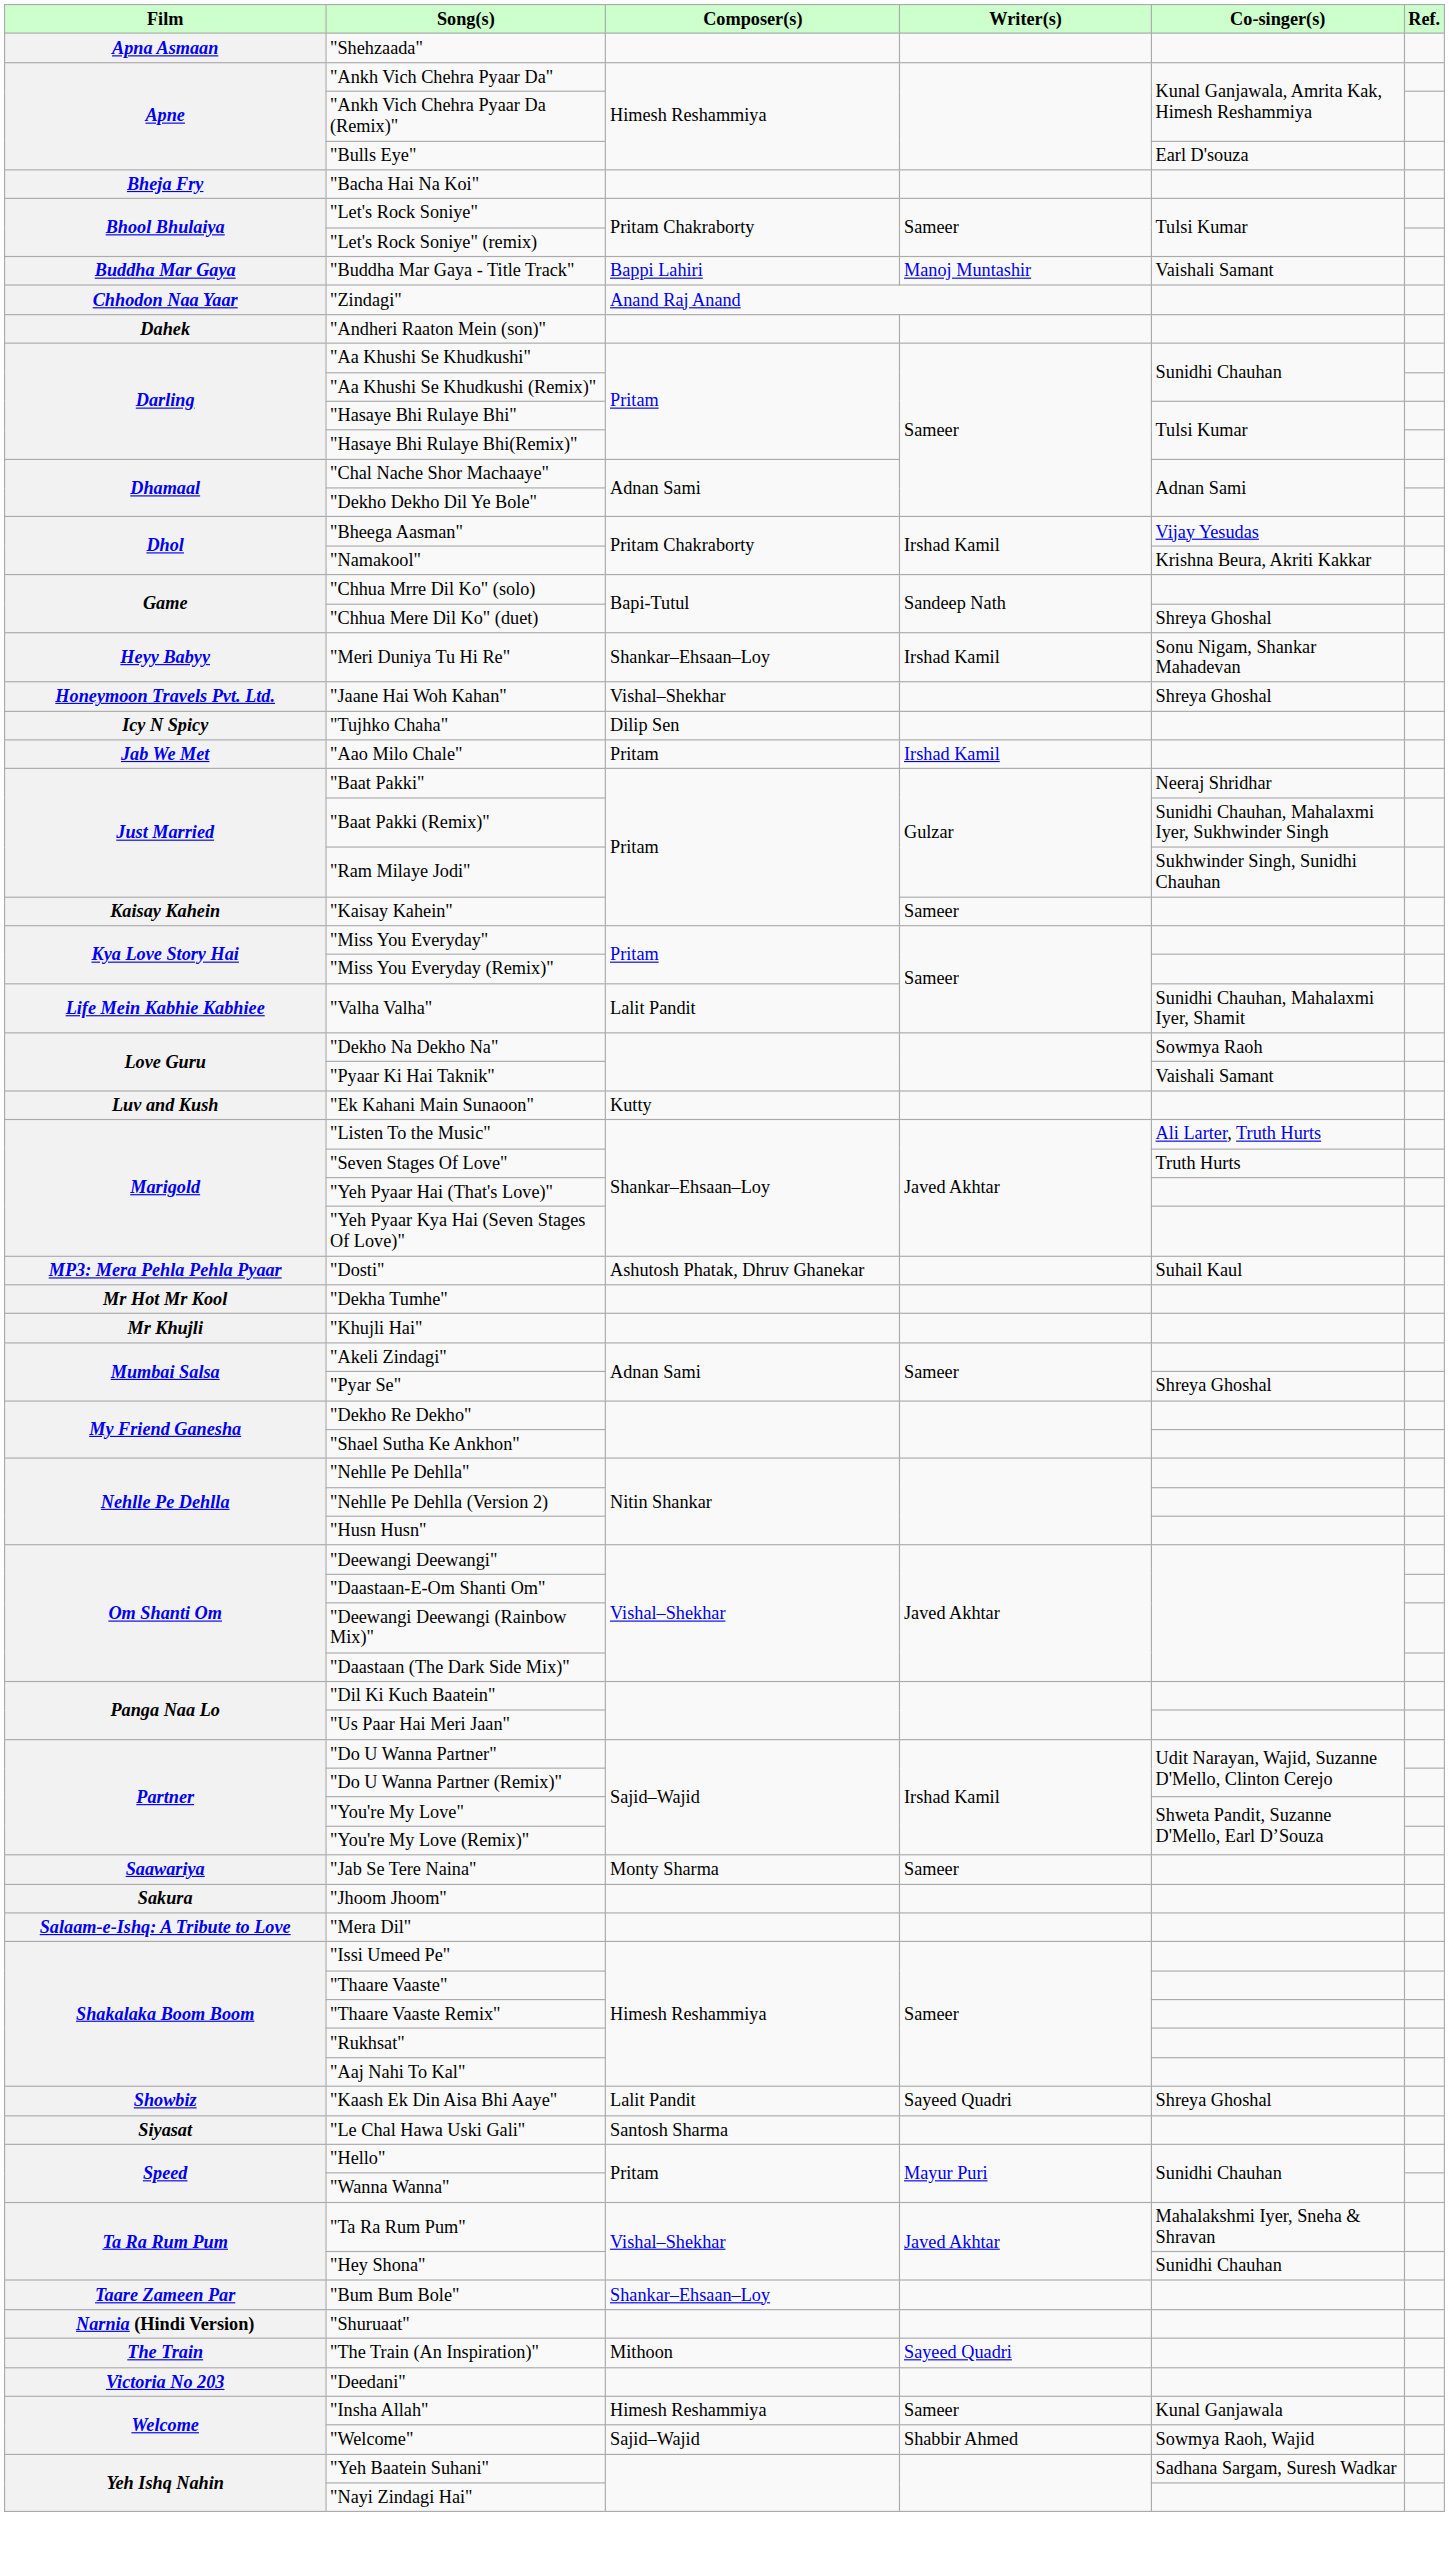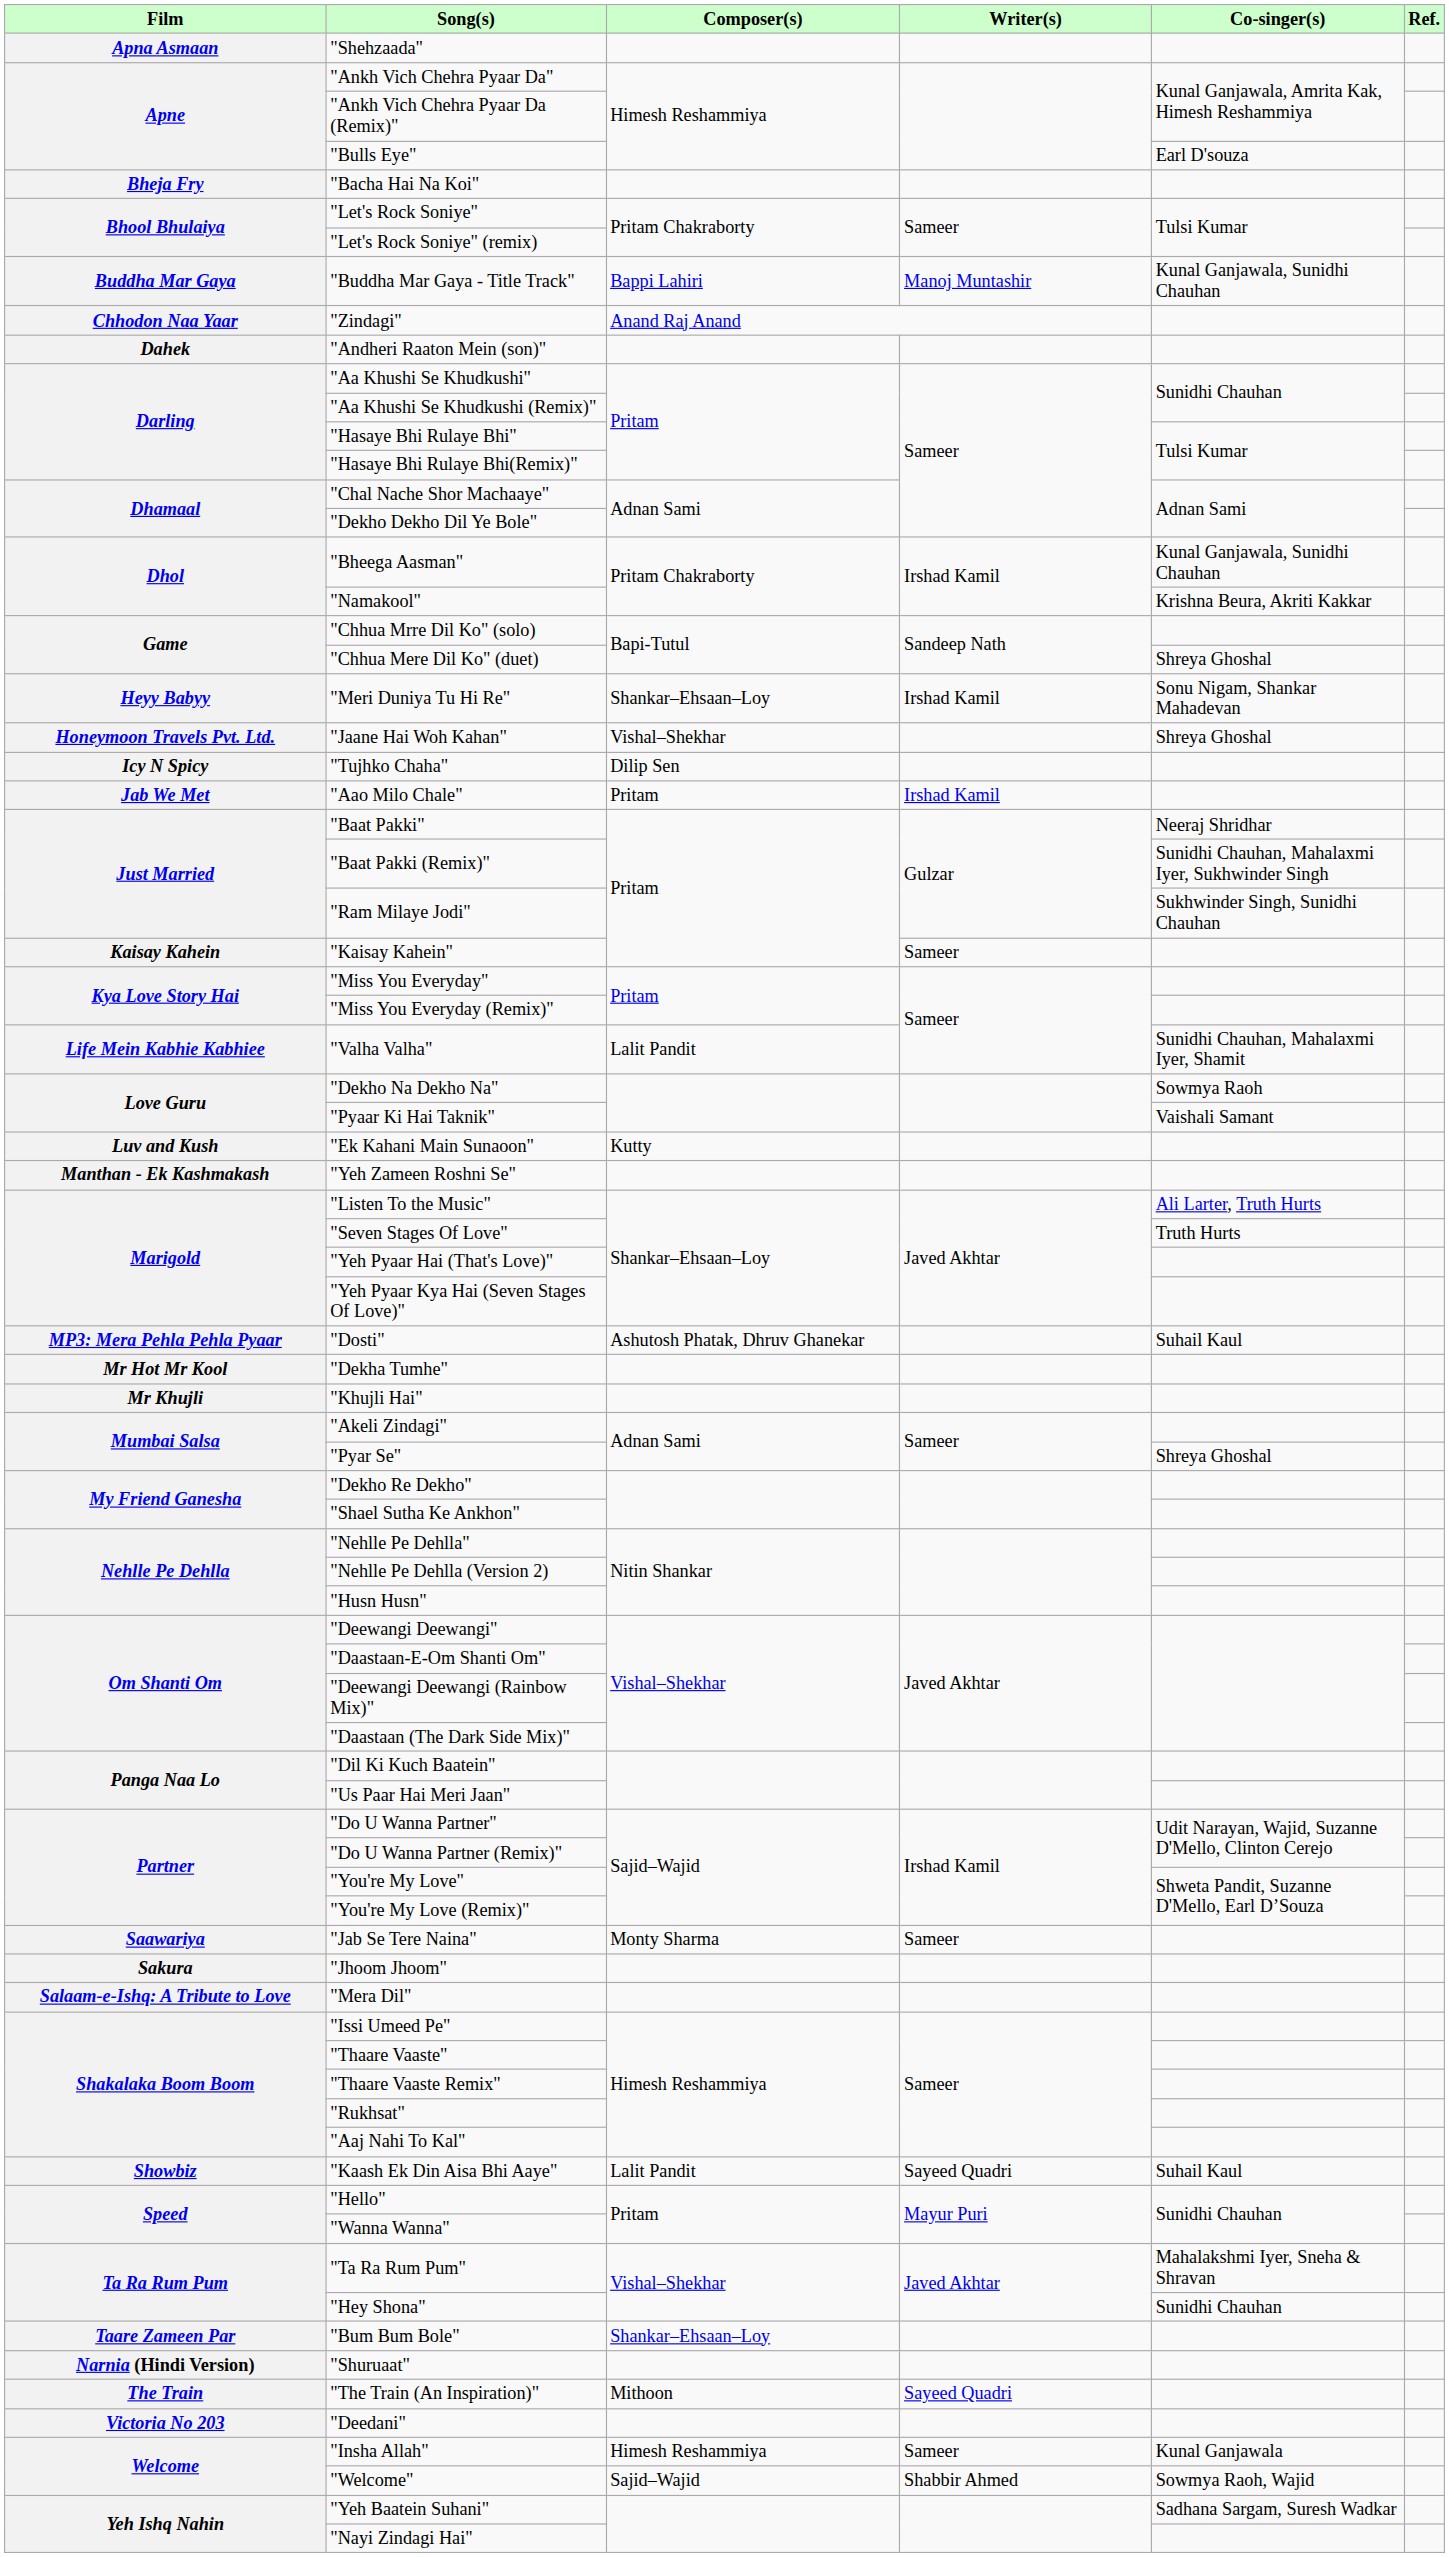(1215, 270) Vaishali Samant -> (1252, 281) Kunal Ganjawala, Sunidhi Chauhan
(1207, 531) Vijay Yesudas -> (1252, 562) Kunal Ganjawala, Sunidhi Chauhan
+ row: (423, 1175)
(1214, 2100) Shreya Ghoshal -> (1199, 2170) Suhail Kaul
- row: (428, 2129)
